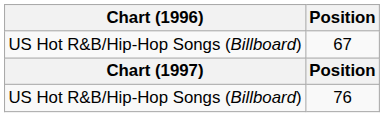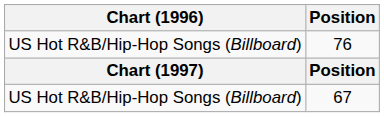rows swapped: (342, 97) <-> (342, 44)
